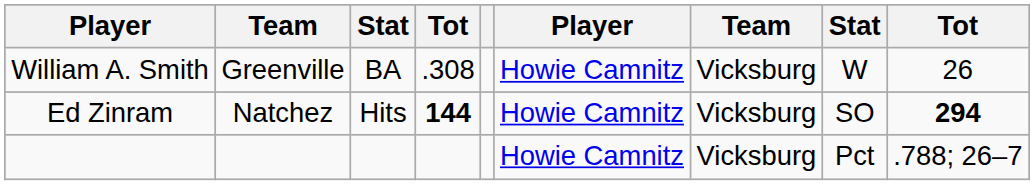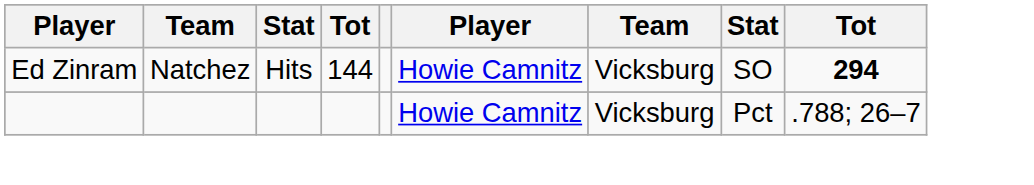- row: (110, 69)
(448, 112) bold -> (350, 69) normal
